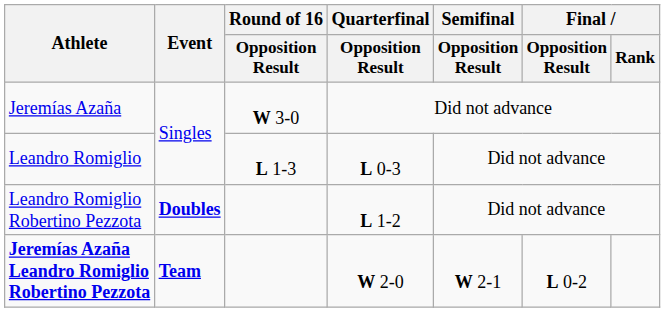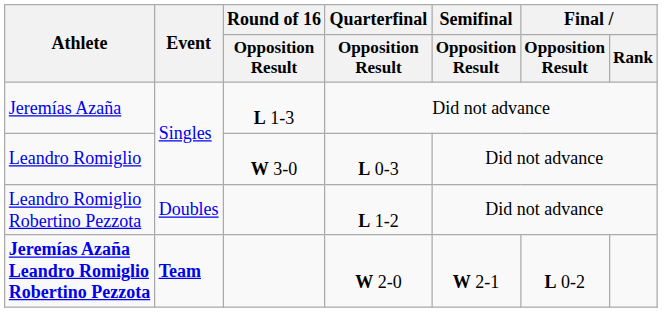(276, 118) W 3-0 -> (274, 118) L 1-3
(276, 169) L 1-3 -> (274, 169) W 3-0
(190, 210) bold -> (189, 210) normal
